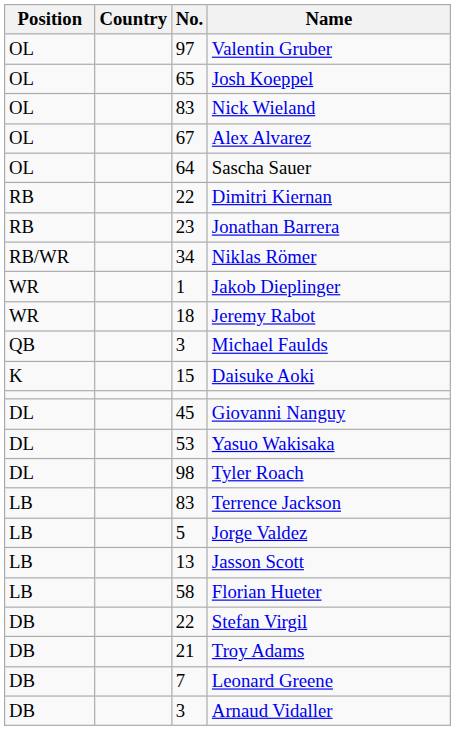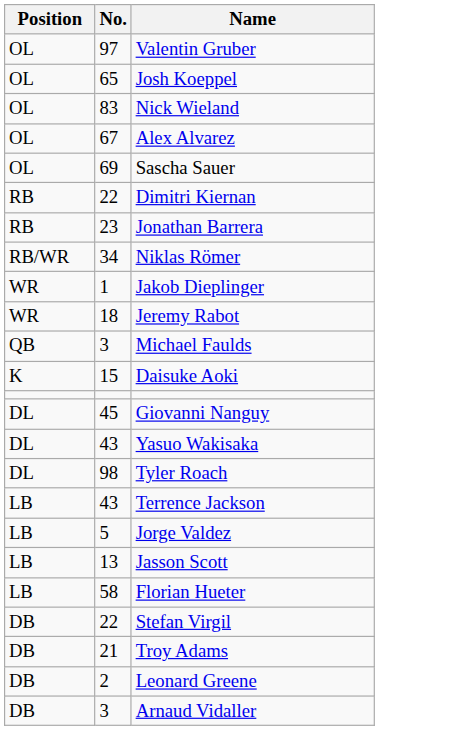- column: (133, 19)
(185, 167) 64 -> (109, 167) 69
(185, 443) 53 -> (109, 443) 43
(185, 502) 83 -> (109, 502) 43
(180, 681) 7 -> (104, 681) 2
